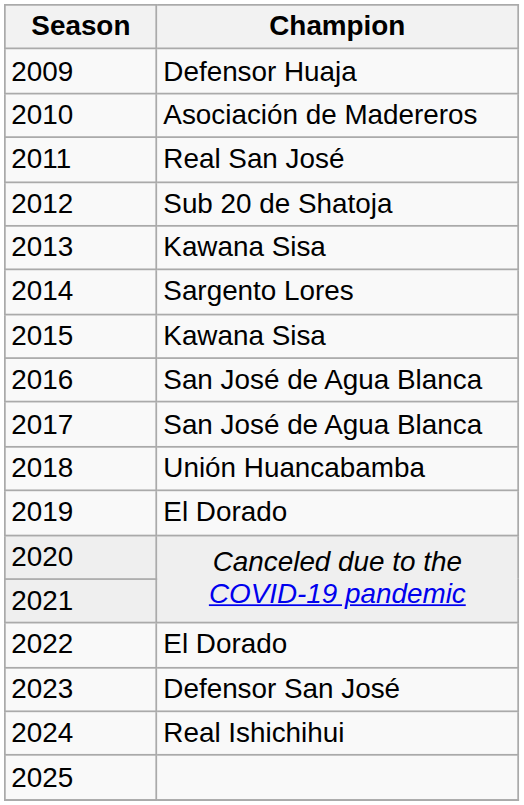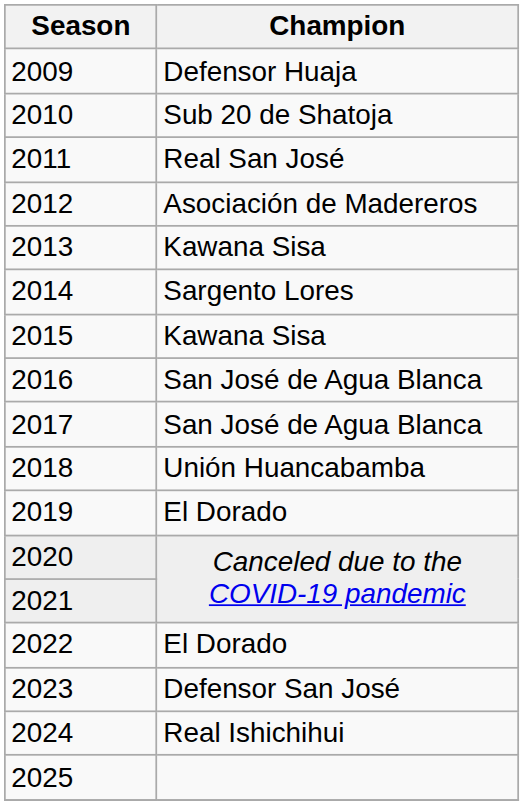(320, 114) Asociación de Madereros -> (278, 114) Sub 20 de Shatoja
(278, 203) Sub 20 de Shatoja -> (320, 203) Asociación de Madereros
